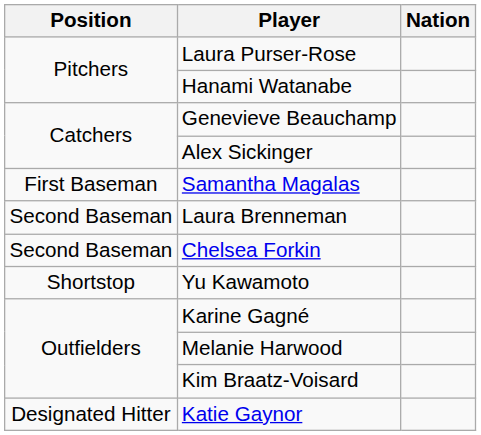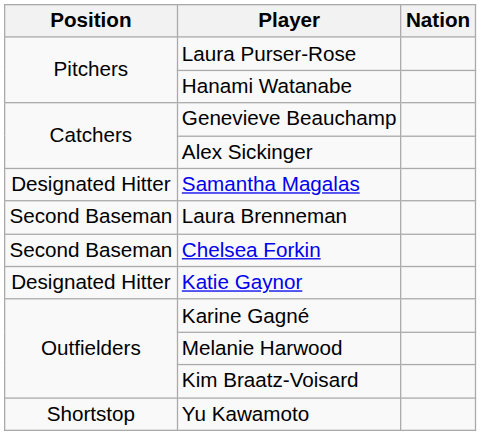(91, 184) First Baseman -> (91, 184) Designated Hitter
rows swapped: (246, 282) <-> (242, 413)
